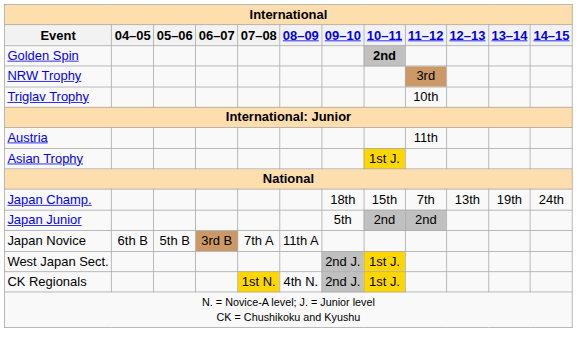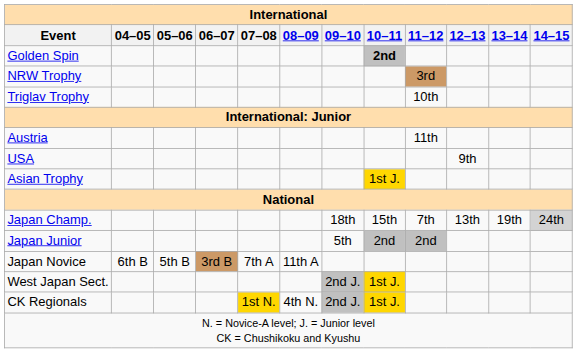+ row: (21, 158)
(551, 199) no background -> (551, 220) lightgrey background
